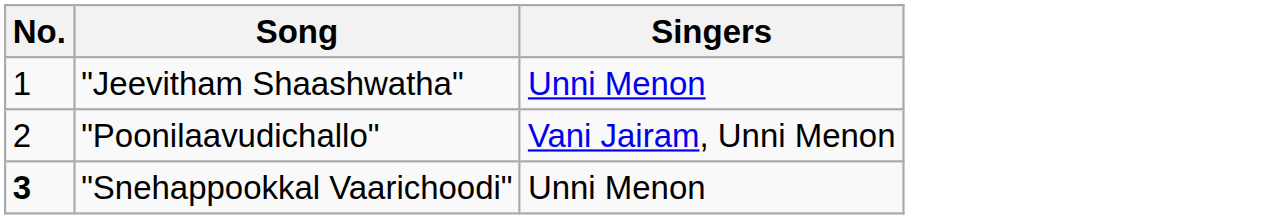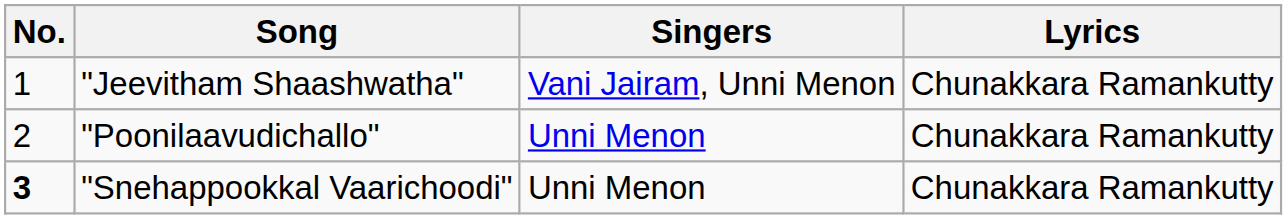+ column: (1092, 31)
(617, 84) Unni Menon -> (712, 84) Vani Jairam, Unni Menon
(712, 136) Vani Jairam, Unni Menon -> (617, 136) Unni Menon
